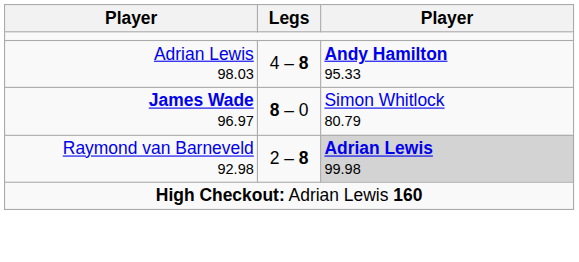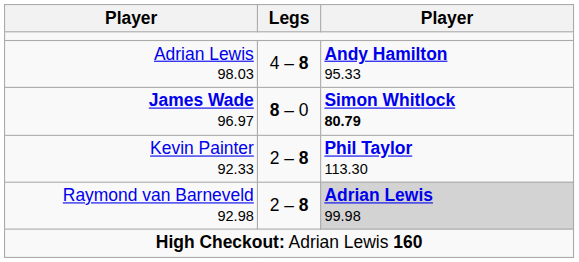(384, 111) normal -> (390, 111) bold
+ row: (202, 158)
